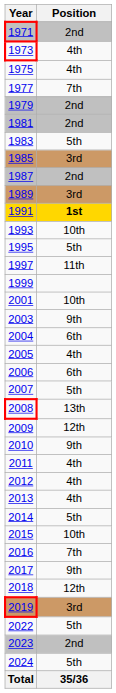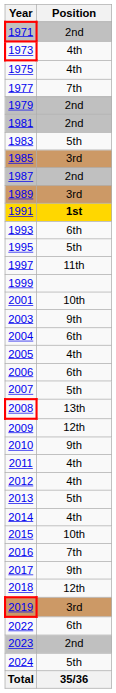(74, 230) 10th -> (74, 230) 6th
(74, 499) 4th -> (74, 499) 5th
(74, 517) 5th -> (74, 517) 4th
(74, 626) 5th -> (74, 626) 6th
